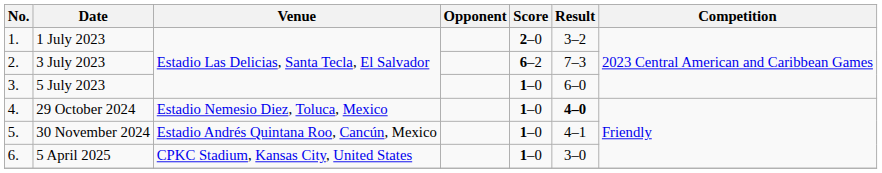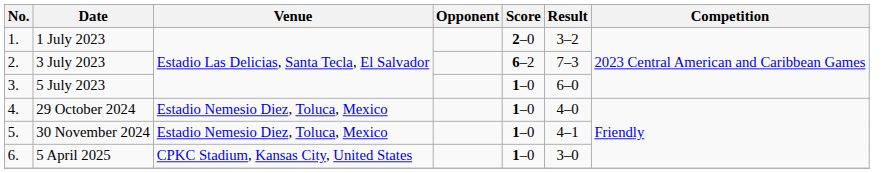(575, 109) bold -> (568, 109) normal
(297, 132) Estadio Andrés Quintana Roo, Cancún, Mexico -> (272, 132) Estadio Nemesio Diez, Toluca, Mexico
